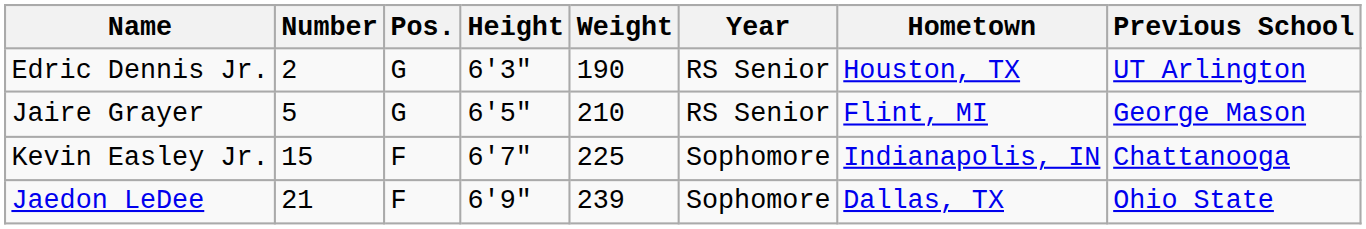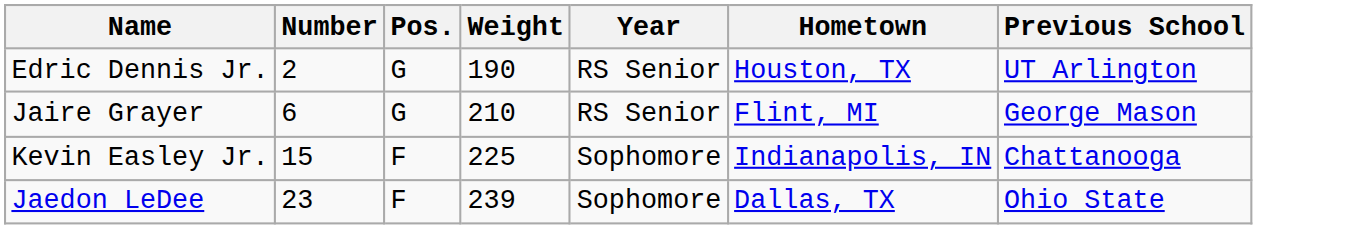- column: (516, 27)
(289, 114) 5 -> (289, 114) 6
(297, 201) 21 -> (297, 201) 23
